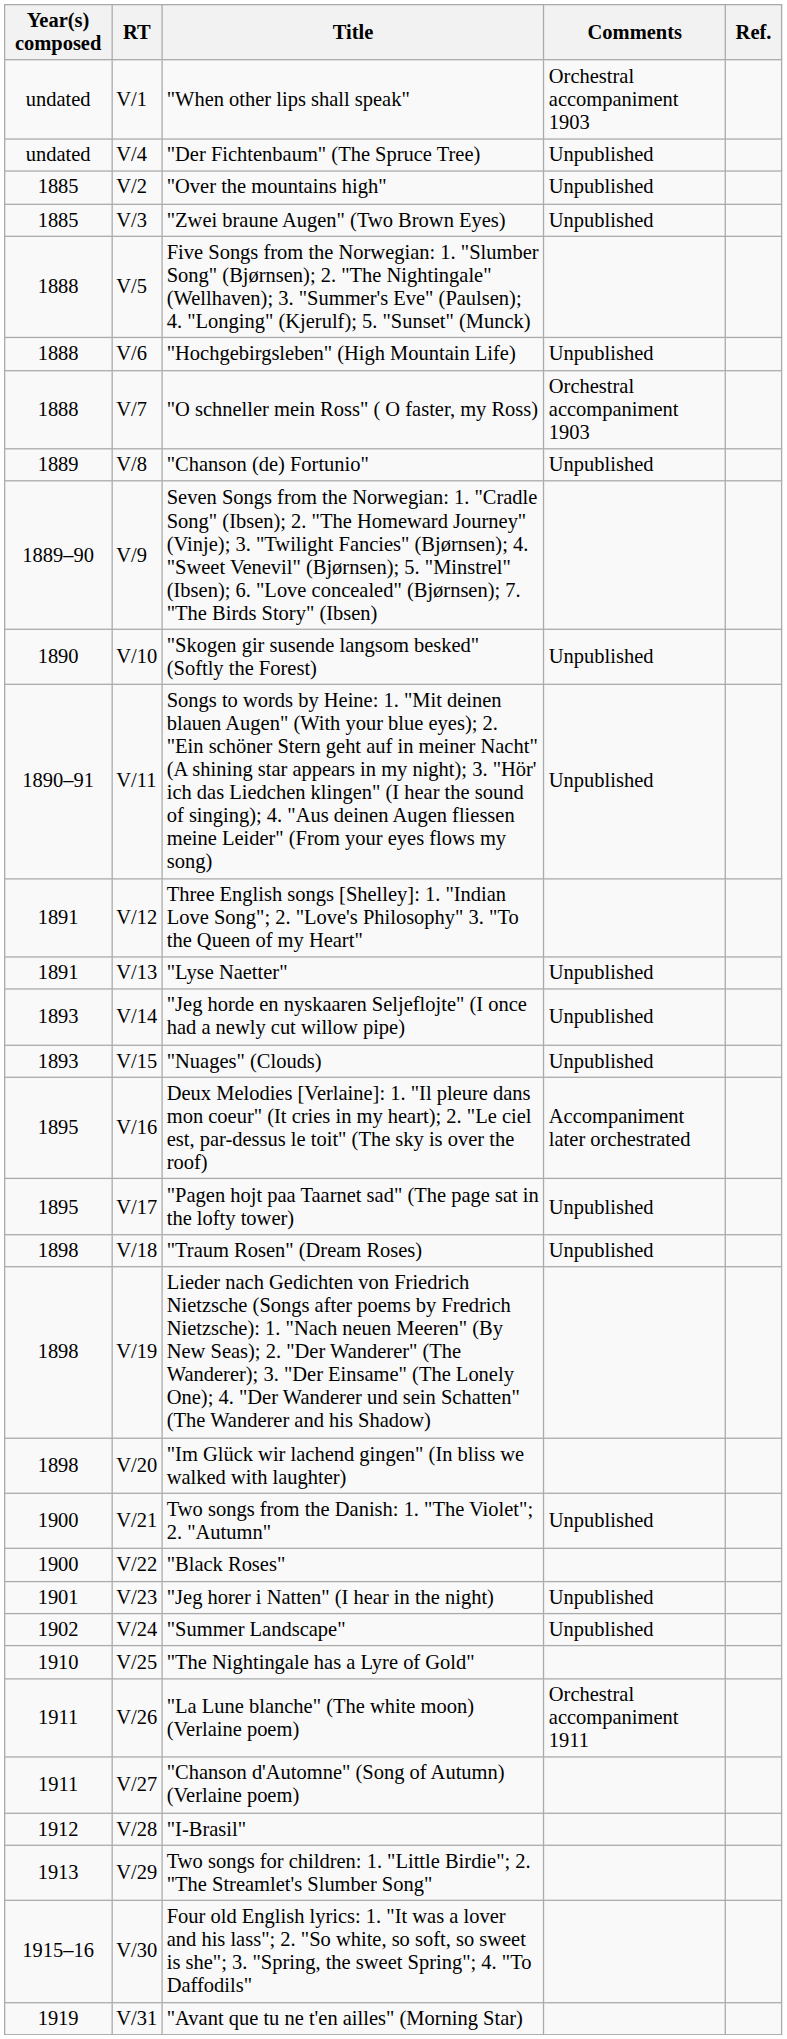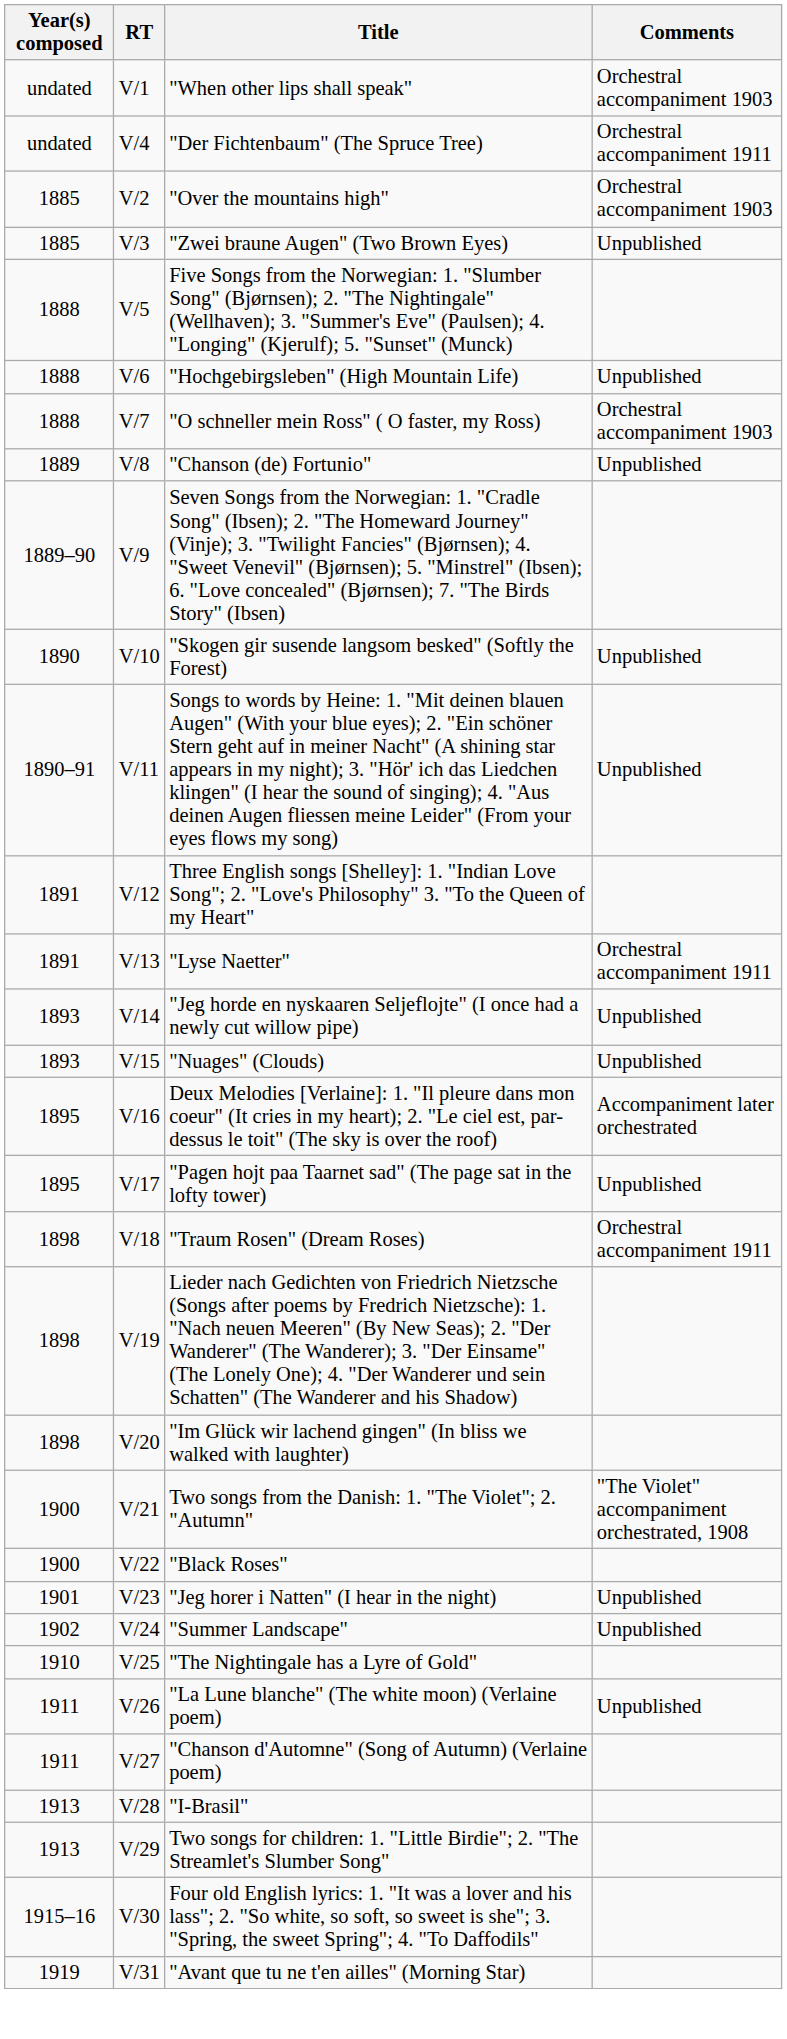- column: (754, 32)
(601, 154) Unpublished -> (684, 143) Orchestral accompaniment 1911
(601, 187) Unpublished -> (685, 198) Orchestral accompaniment 1903
(601, 972) Unpublished -> (684, 961) Orchestral accompaniment 1911
(601, 1250) Unpublished -> (684, 1238) Orchestral accompaniment 1911
(601, 1520) Unpublished -> (672, 1509) "The Violet" accompaniment orchestrated, 1908
(614, 1717) Orchestral accompaniment 1911 -> (649, 1706) Unpublished
(58, 1828) 1912 -> (59, 1805) 1913
